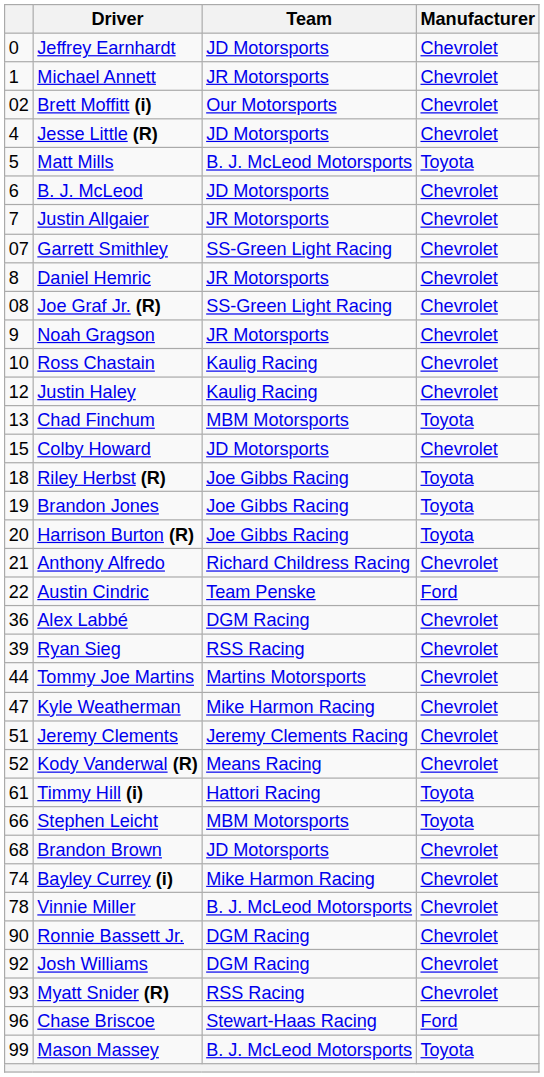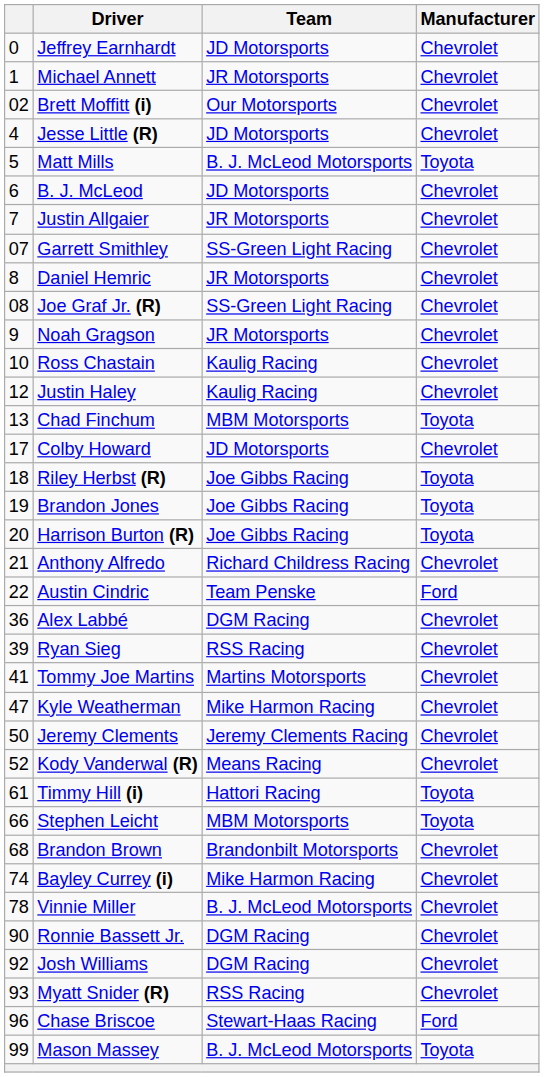(19, 449) 15 -> (19, 449) 17
(19, 678) 44 -> (19, 678) 41
(19, 735) 51 -> (19, 735) 50
(267, 849) JD Motorsports -> (302, 849) Brandonbilt Motorsports
